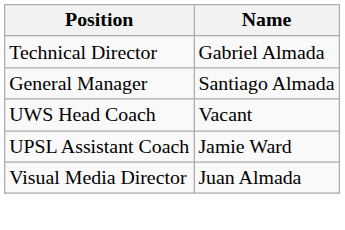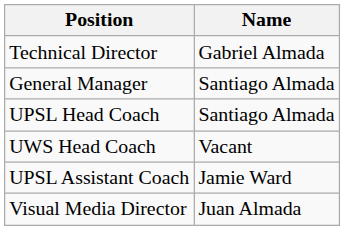+ row: (84, 114)
